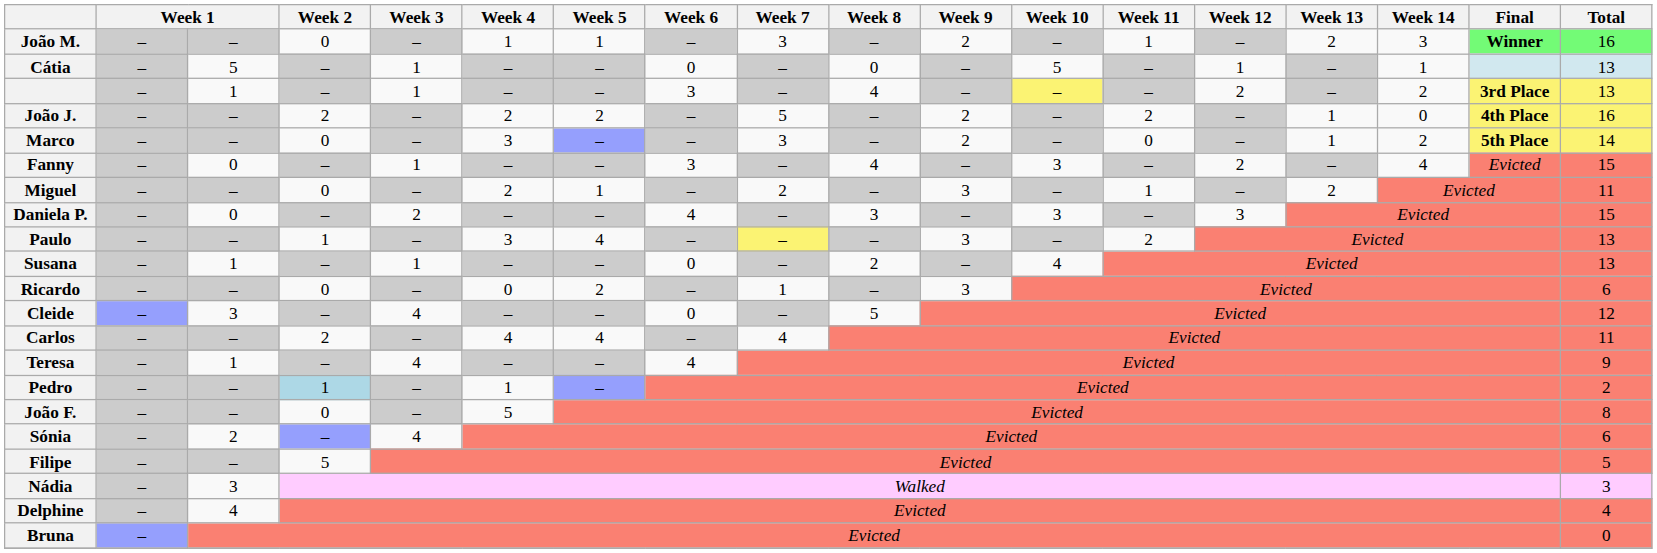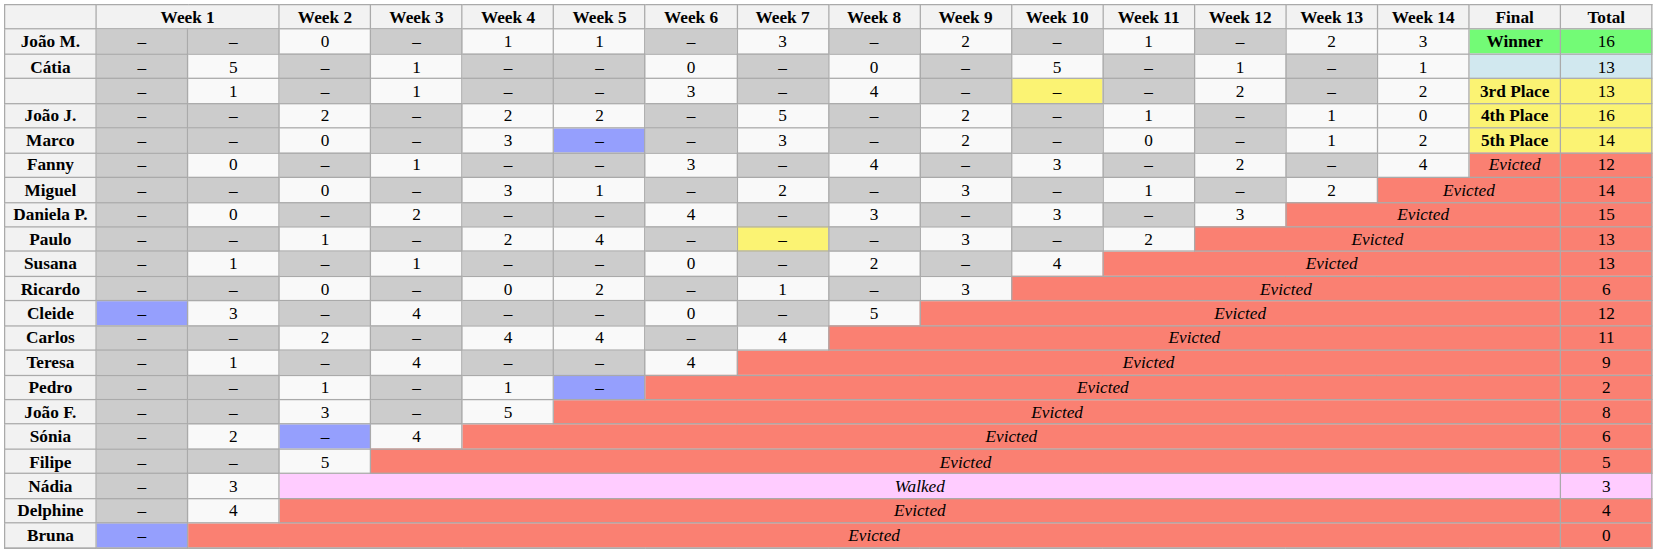(1149, 115) 2 -> (1149, 115) 1
(1606, 165) 15 -> (1606, 165) 12
(508, 189) 2 -> (508, 189) 3
(1606, 189) 11 -> (1606, 189) 14
(508, 239) 3 -> (508, 239) 2
(325, 387) lightblue background -> (325, 387) no background
(325, 412) 0 -> (325, 412) 3
